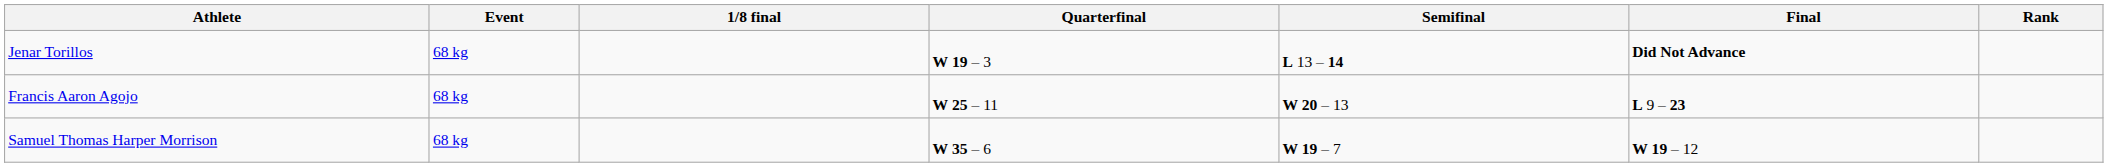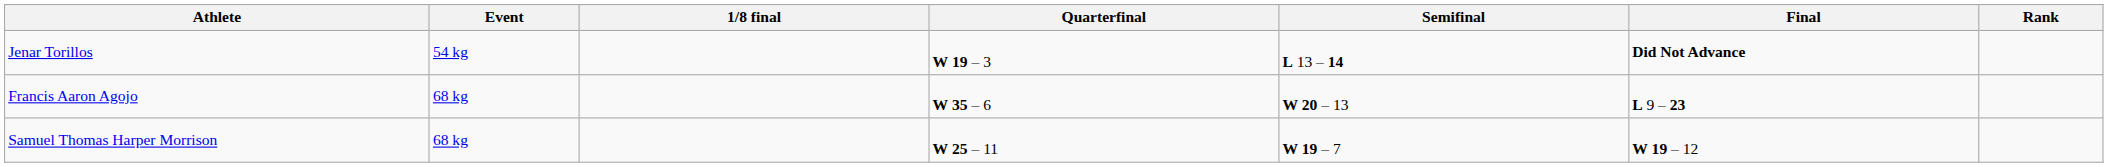(450, 52) 68 kg -> (450, 52) 54 kg
(965, 105) W 25 – 11 -> (962, 105) W 35 – 6
(962, 149) W 35 – 6 -> (965, 149) W 25 – 11
